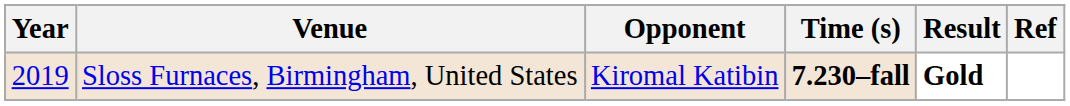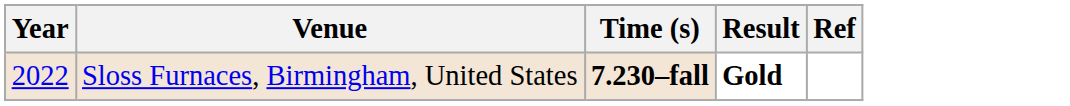- column: (685, 28)
(40, 75) 2019 -> (40, 75) 2022
